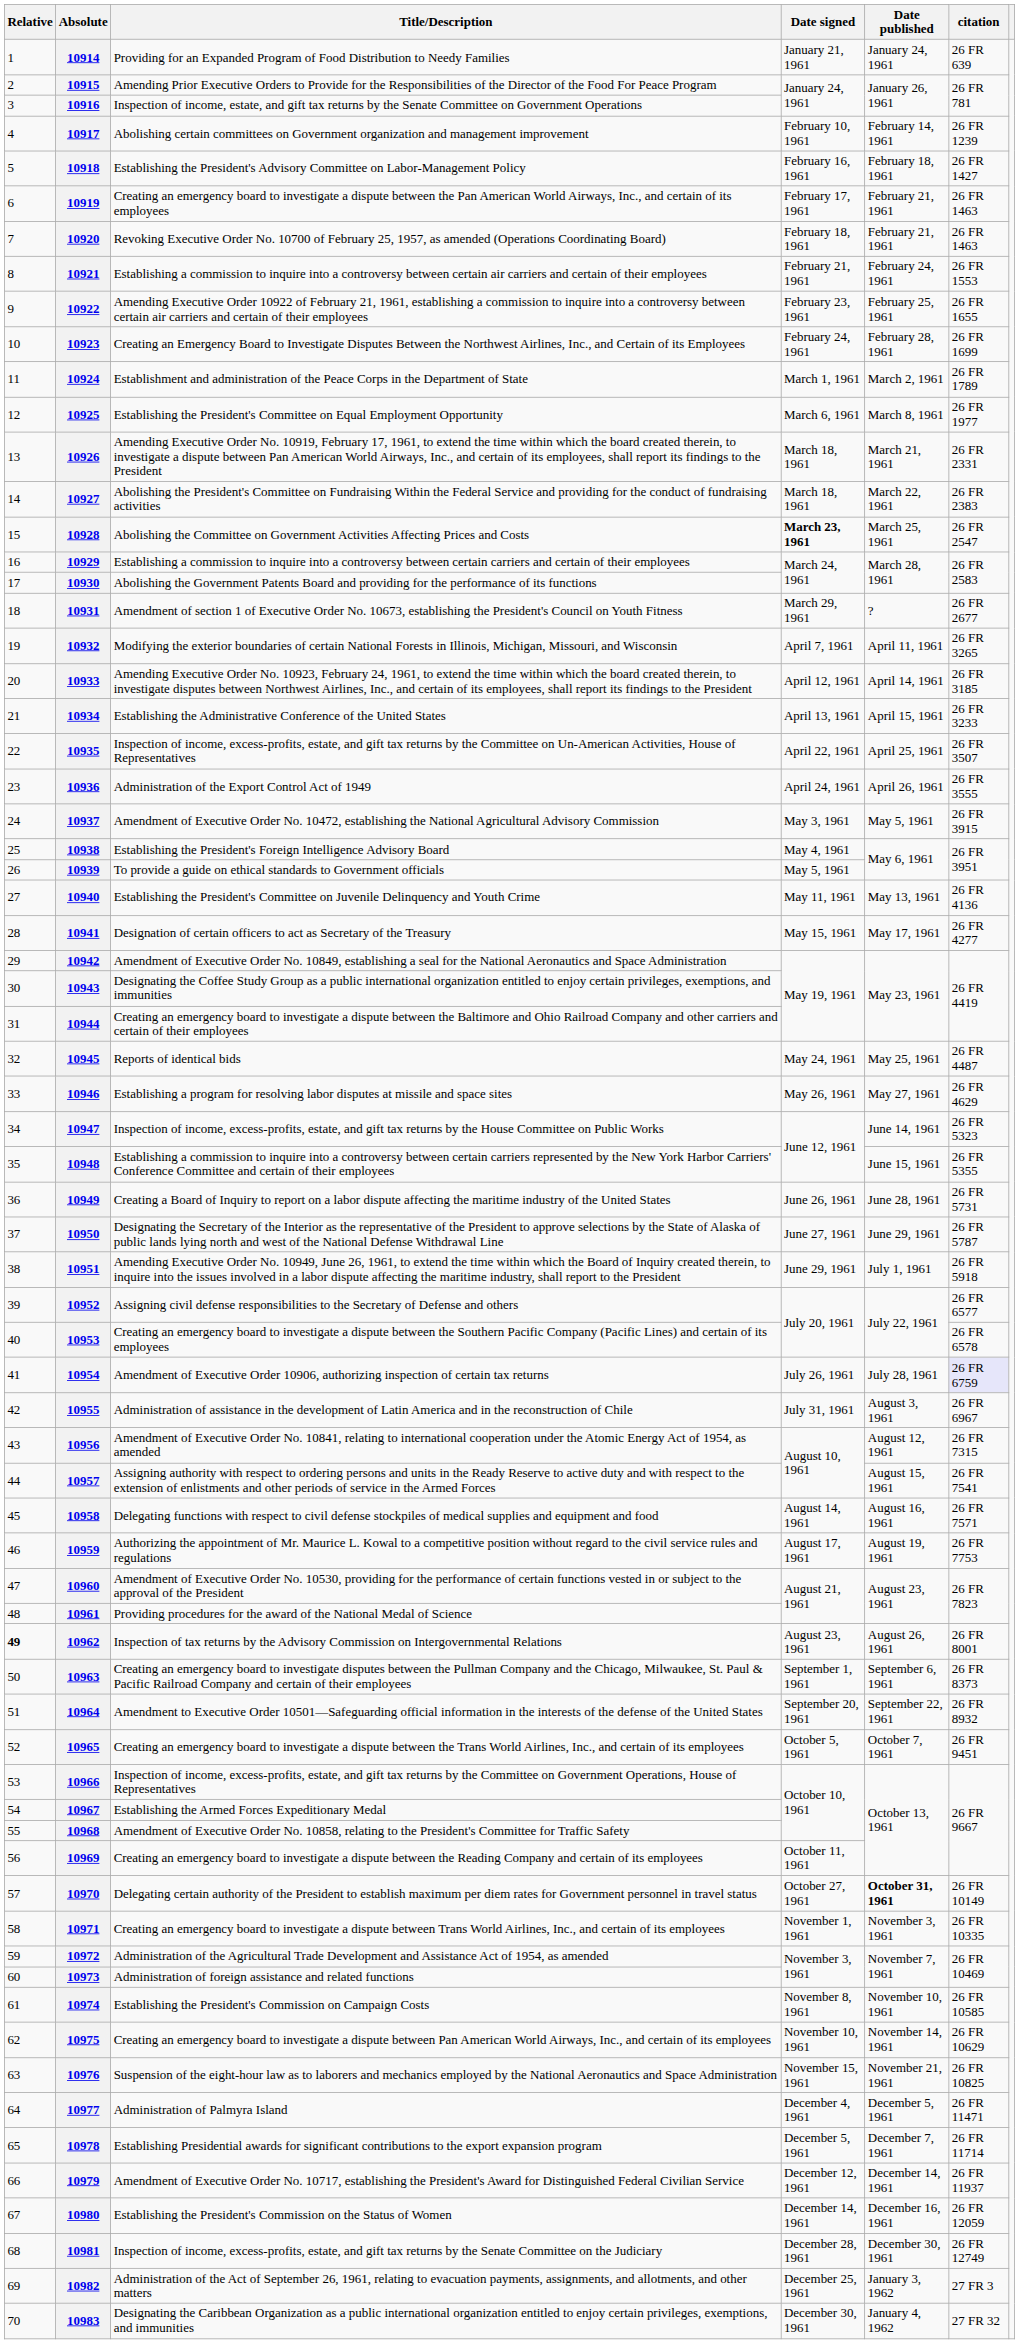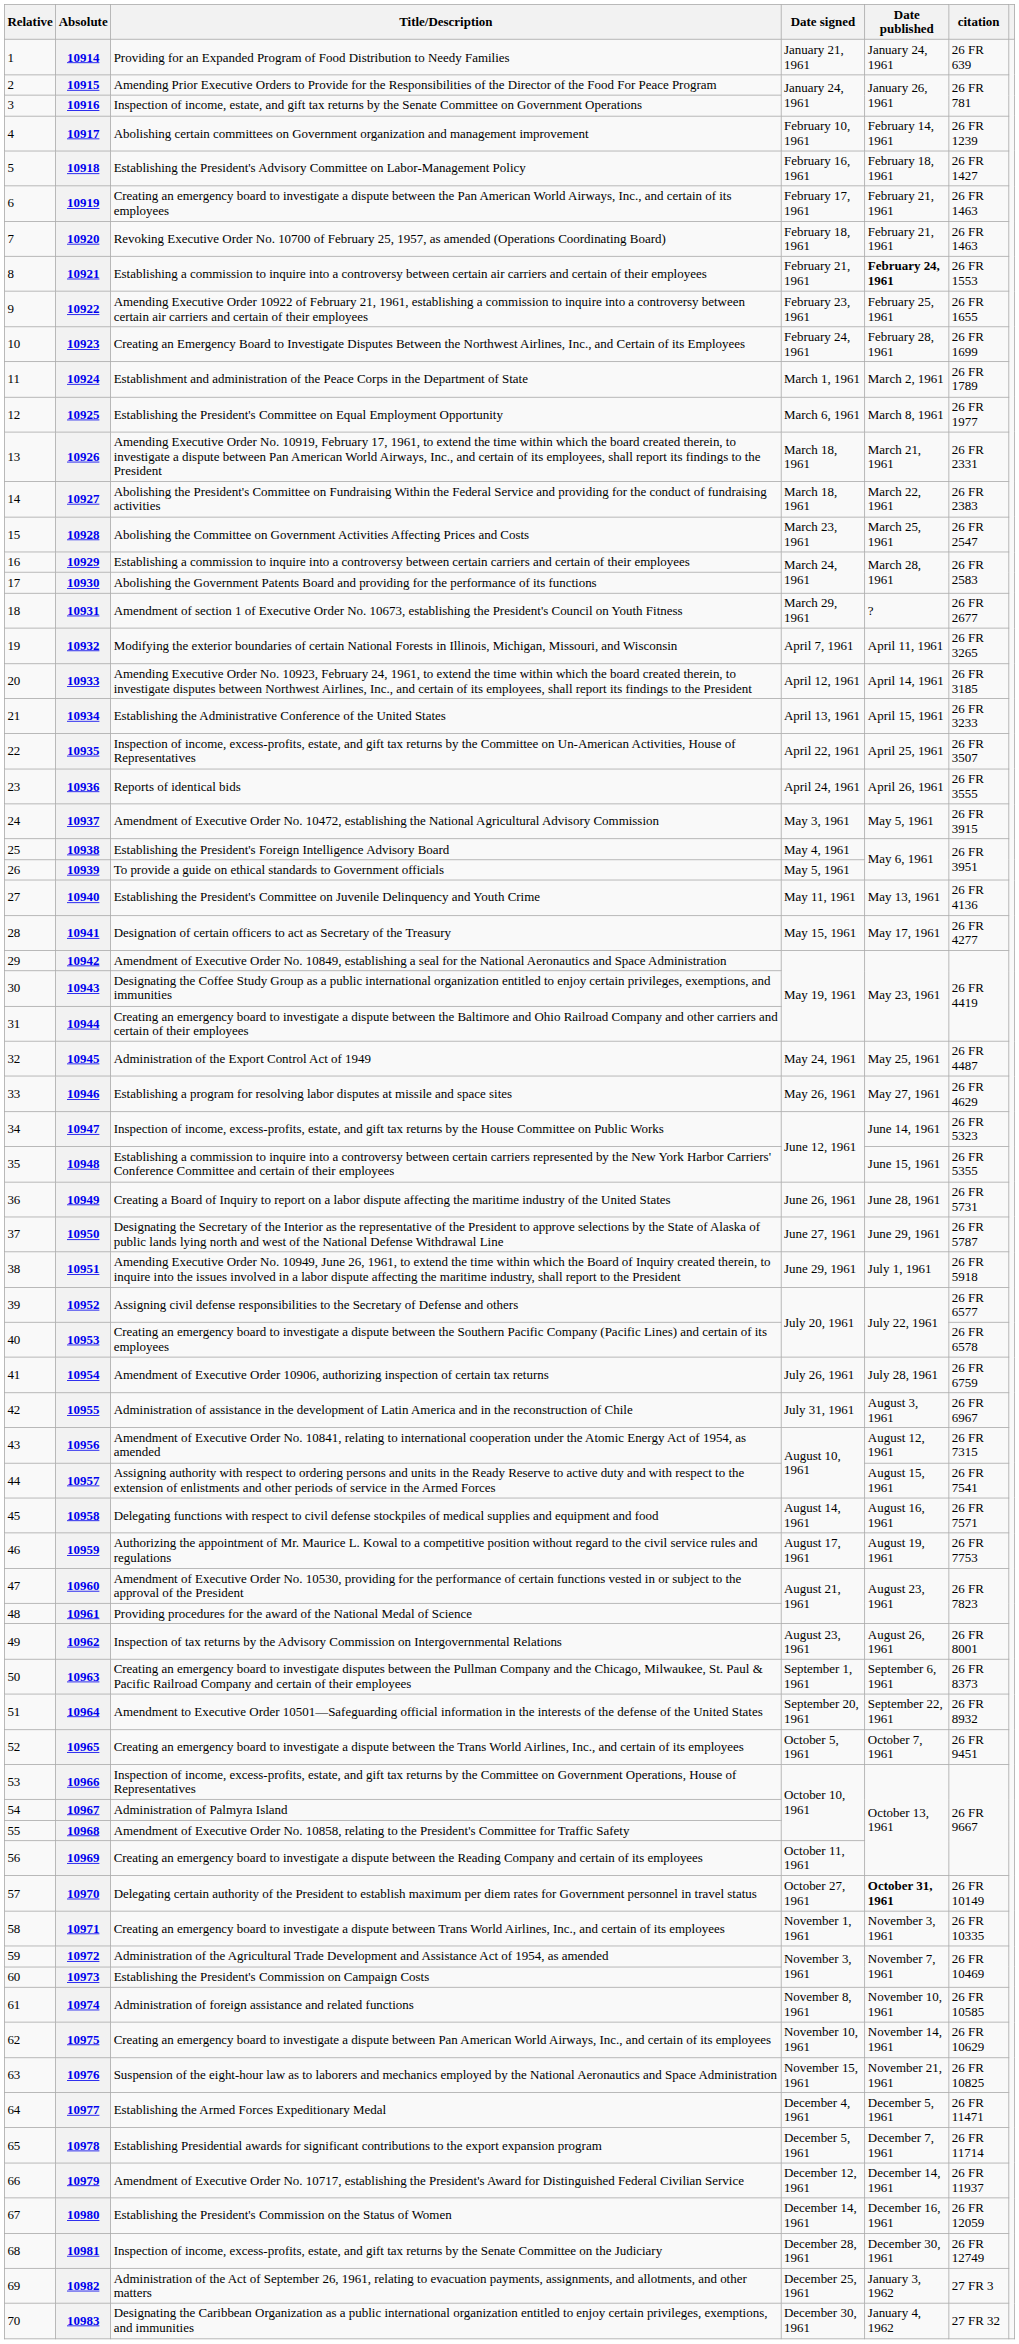(901, 273) normal -> (904, 273) bold
(812, 534) bold -> (811, 534) normal
(242, 786) Administration of the Export Control Act of 1949 -> (177, 786) Reports of identical bids
(177, 1058) Reports of identical bids -> (242, 1058) Administration of the Export Control Act of 1949
(968, 1375) lavender background -> (968, 1375) no background
(14, 1641) bold -> (14, 1641) normal
(250, 1809) Establishing the Armed Forces Expeditionary Medal -> (201, 1809) Administration of Palmyra Island
(264, 1977) Administration of foreign assistance and related functions -> (271, 1977) Establishing the President's Commission on Campaign Costs
(271, 2004) Establishing the President's Commission on Campaign Costs -> (264, 2004) Administration of foreign assistance and related functions
(201, 2110) Administration of Palmyra Island -> (250, 2110) Establishing the Armed Forces Expeditionary Medal
